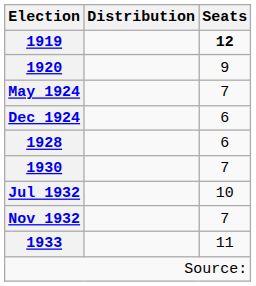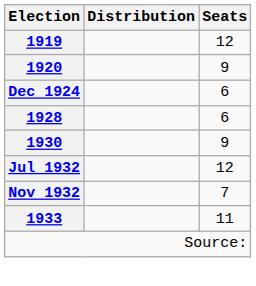(225, 42) bold -> (225, 42) normal
- row: (44, 92)
(225, 168) 7 -> (225, 143) 9
(225, 193) 10 -> (225, 168) 12
